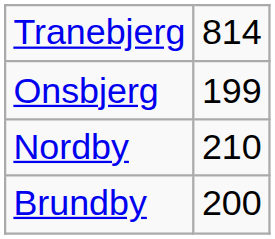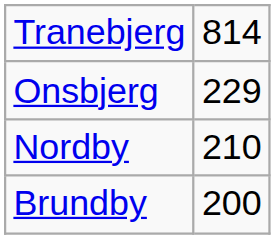(232, 89) 199 -> (232, 89) 229
